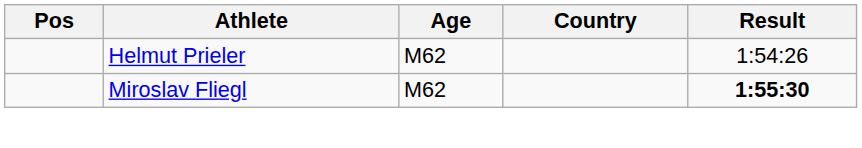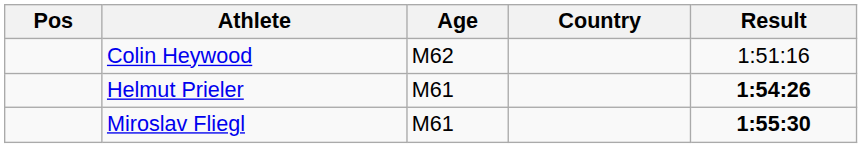+ row: (180, 55)
(425, 55) M62 -> (433, 90) M61
(772, 55) normal -> (774, 90) bold
(425, 90) M62 -> (433, 124) M61
